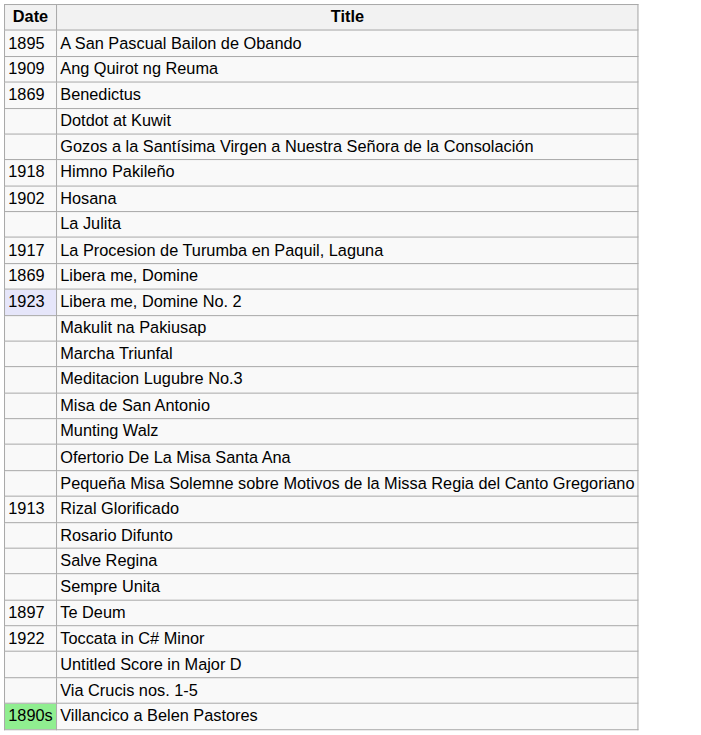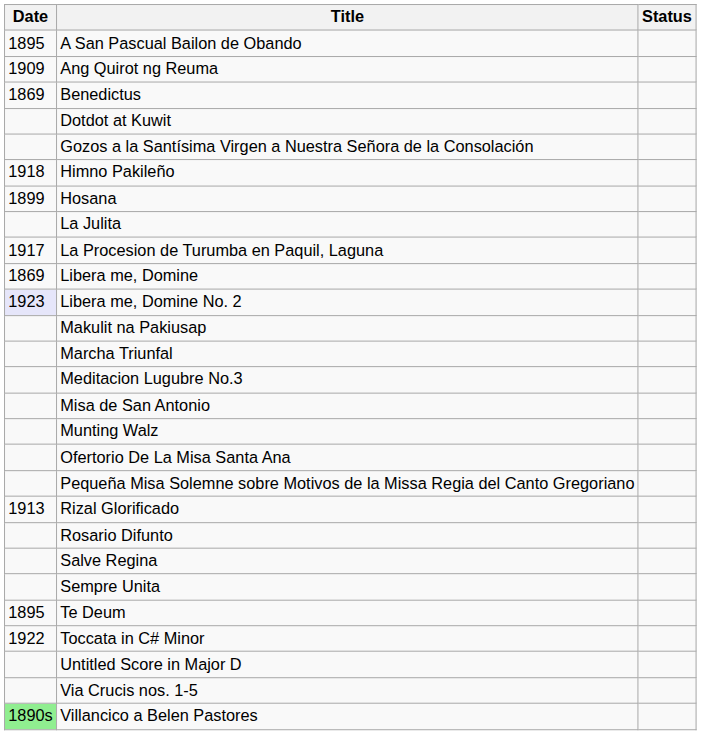+ column: (667, 17)
(26, 198) 1902 -> (26, 198) 1899
(26, 612) 1897 -> (26, 612) 1895
